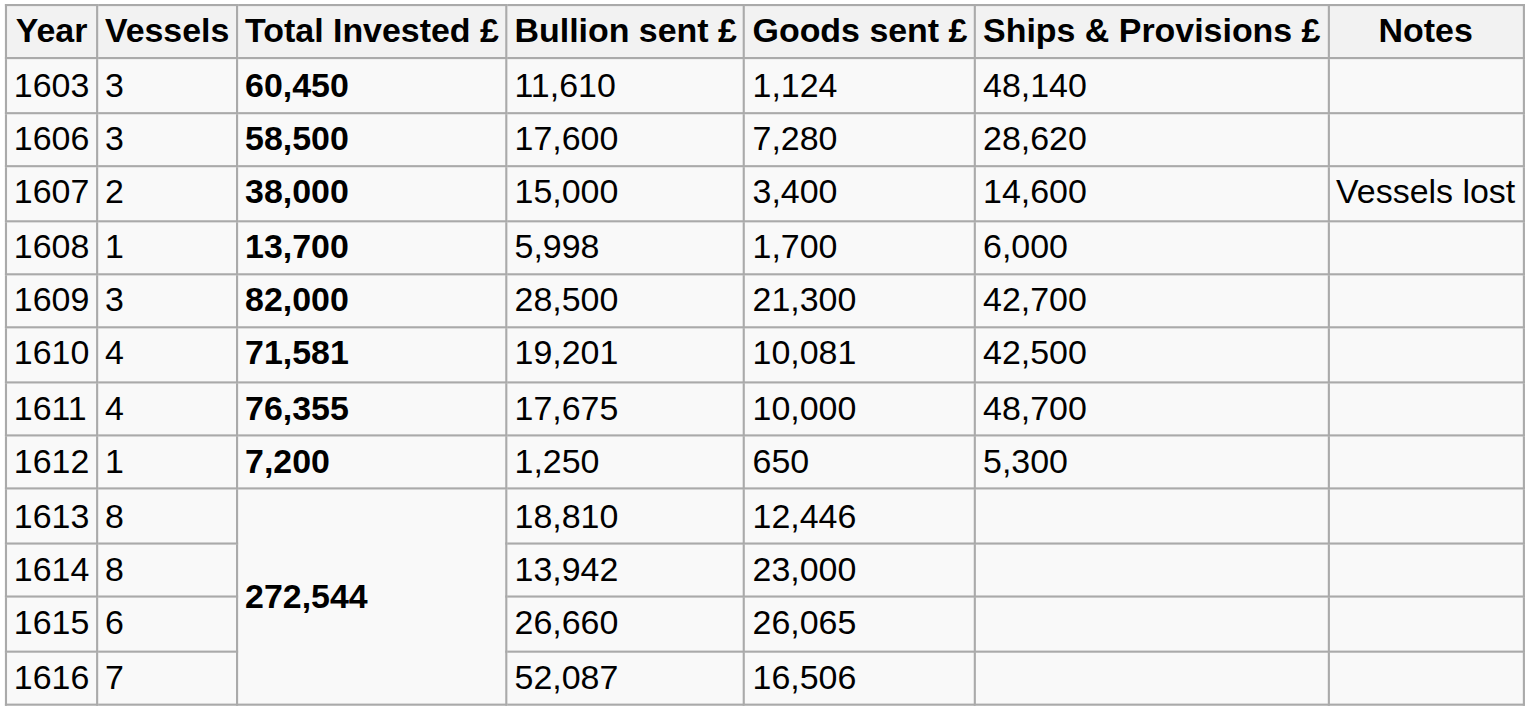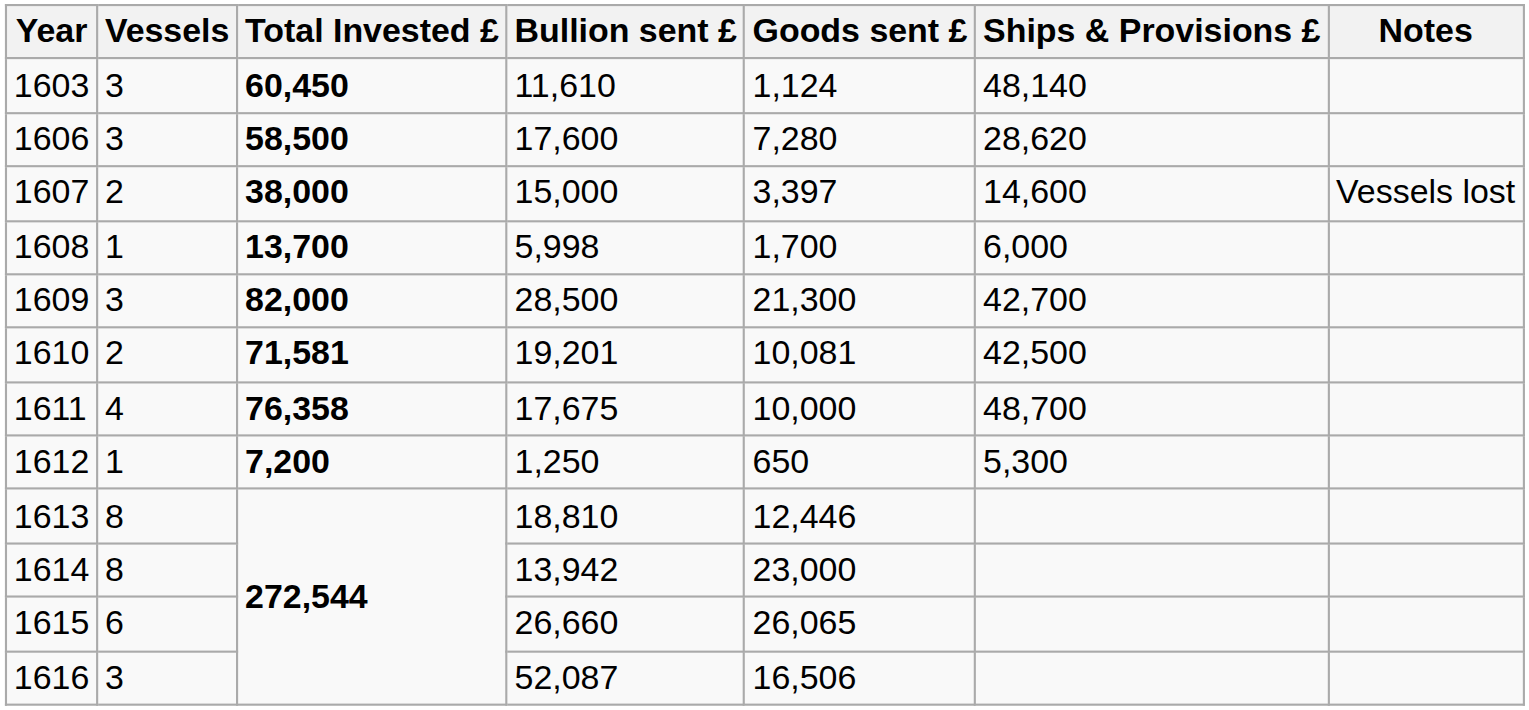(795, 192) 3,400 -> (795, 192) 3,397
(114, 354) 4 -> (114, 354) 2
(297, 407) 76,355 -> (297, 407) 76,358
(114, 676) 7 -> (114, 676) 3
